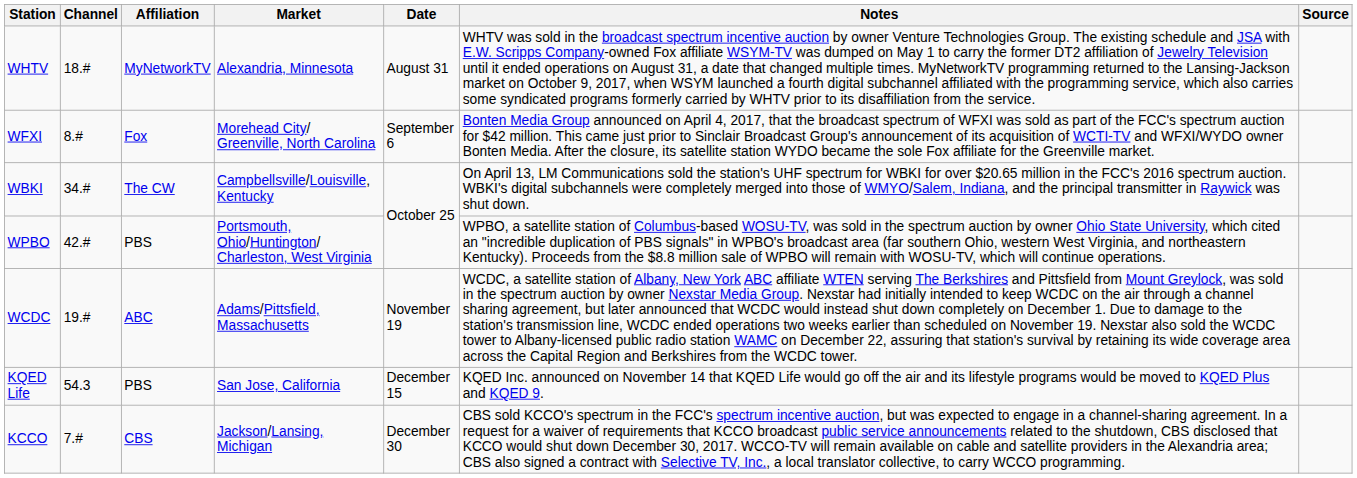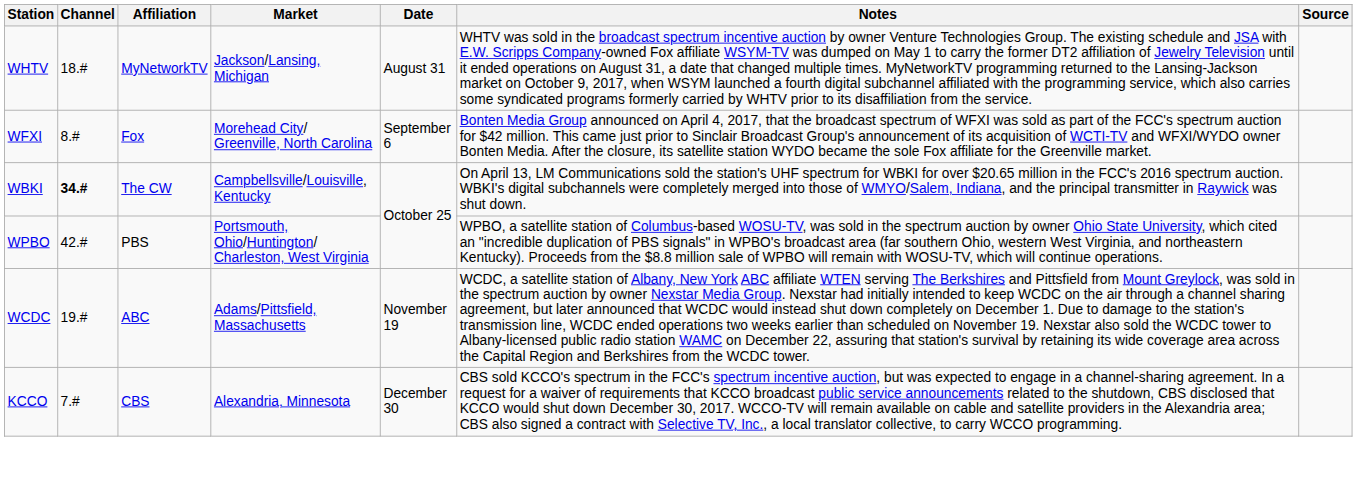(285, 68) Alexandria, Minnesota -> (267, 68) Jackson/Lansing, Michigan
(77, 189) normal -> (74, 189) bold
- row: (27, 386)
(270, 439) Jackson/Lansing, Michigan -> (282, 401) Alexandria, Minnesota
